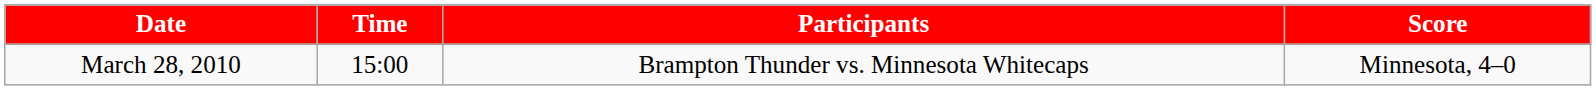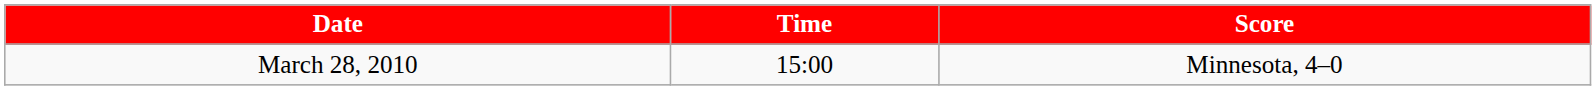- column: (864, 24)
